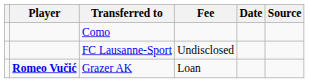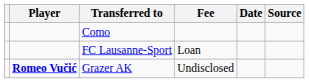(206, 50) Undisclosed -> (189, 50) Loan
(189, 68) Loan -> (206, 68) Undisclosed
